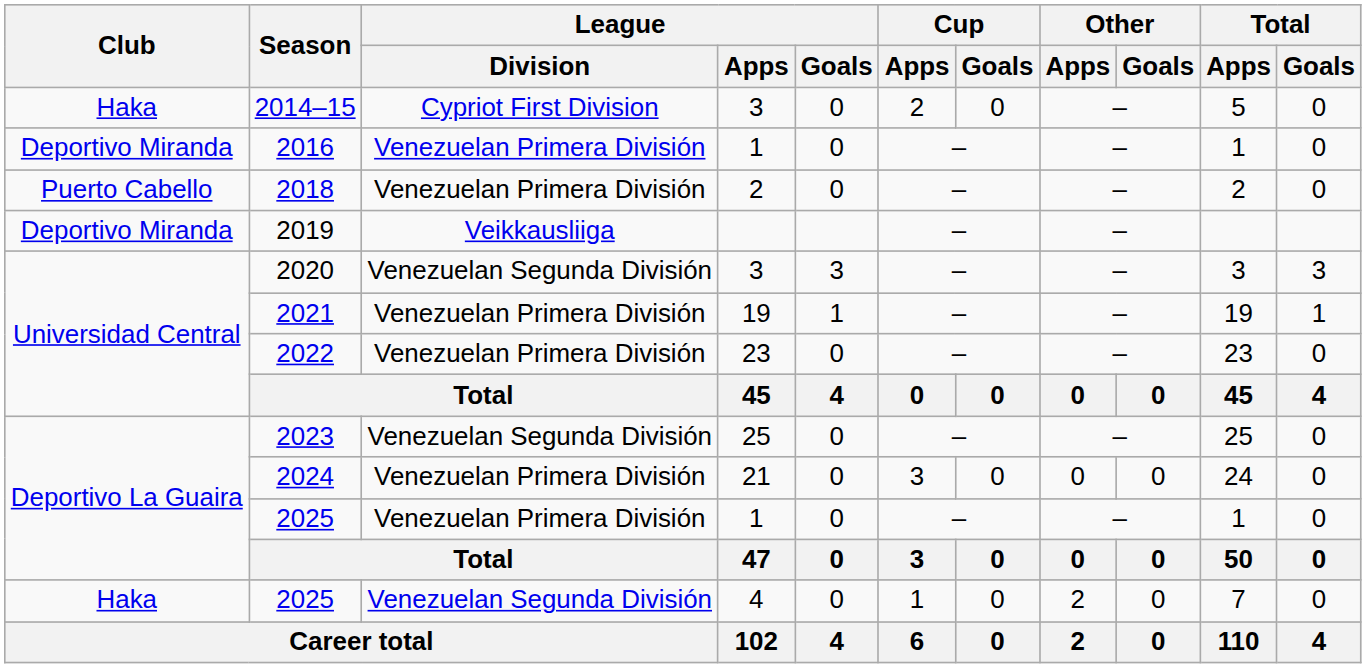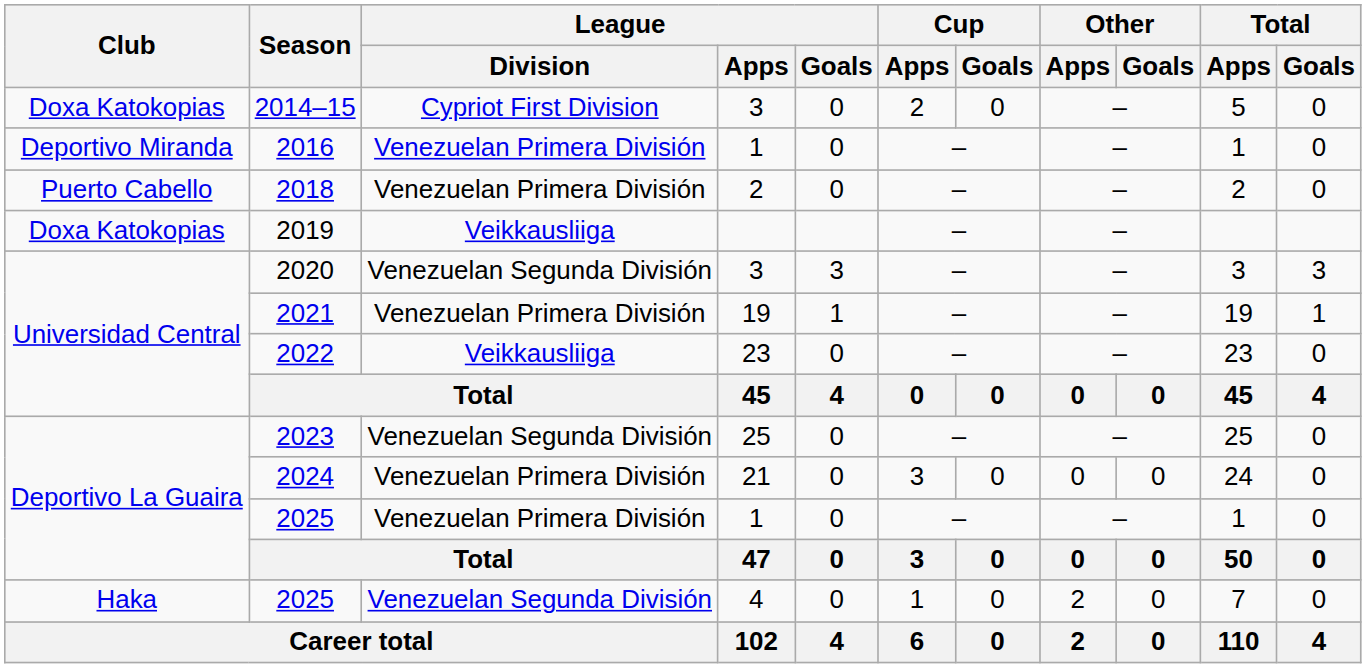(127, 107) Haka -> (127, 107) Doxa Katokopias
(127, 230) Deportivo Miranda -> (127, 230) Doxa Katokopias
(540, 353) Venezuelan Primera División -> (540, 353) Veikkausliiga
